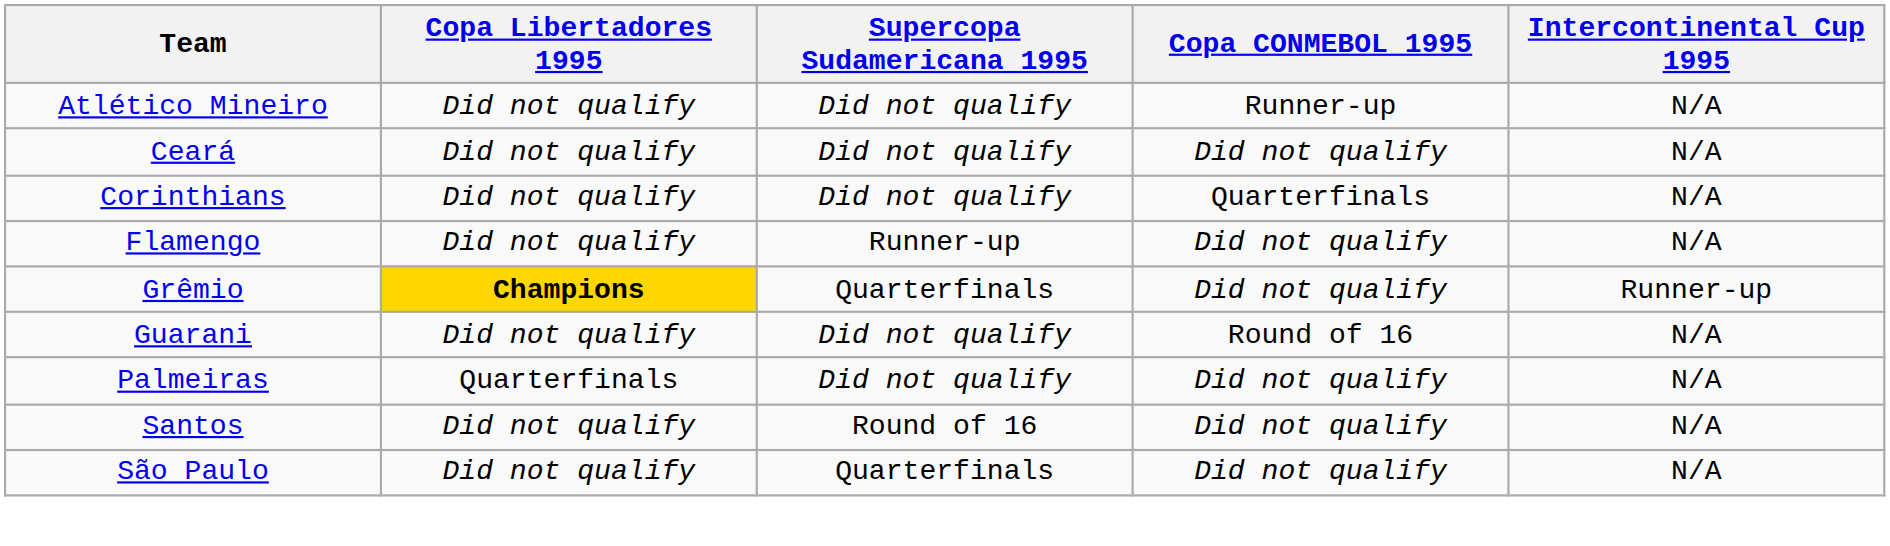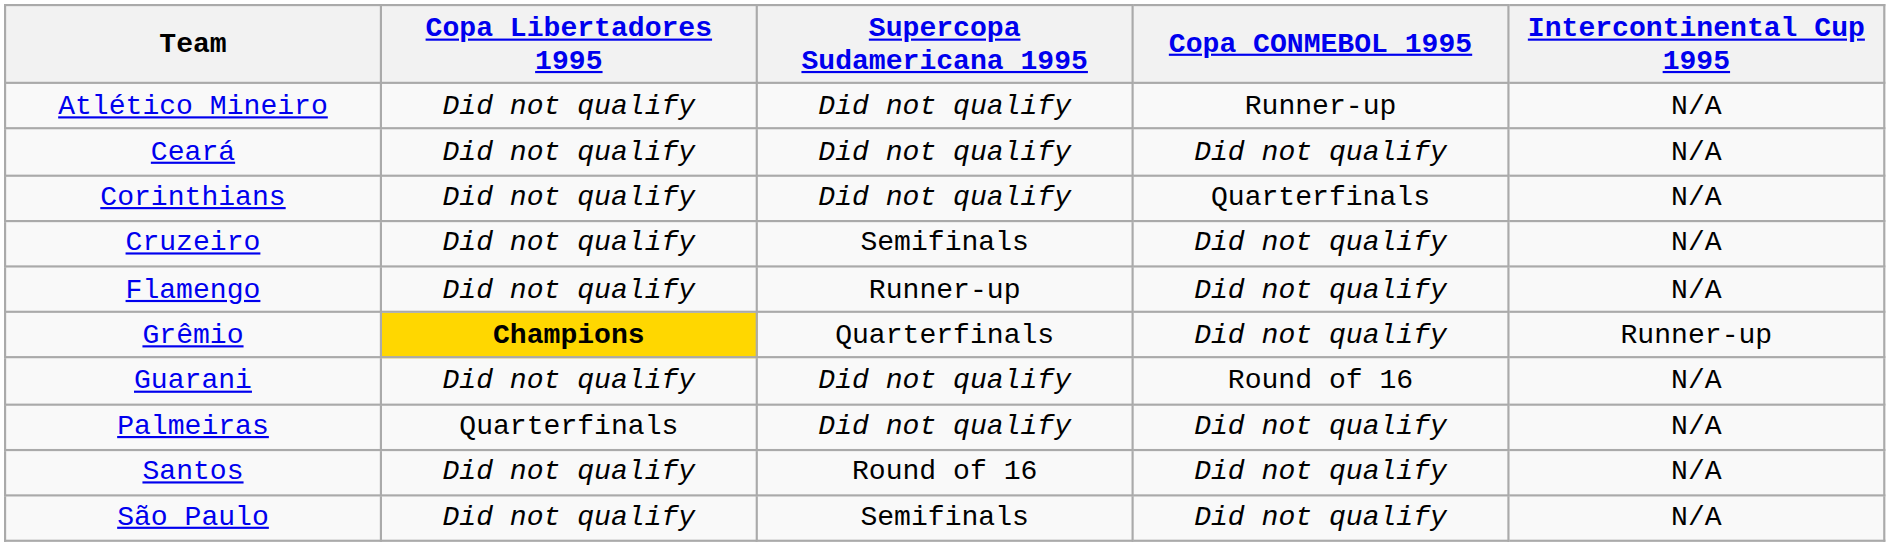+ row: (193, 243)
(945, 472) Quarterfinals -> (945, 518) Semifinals
